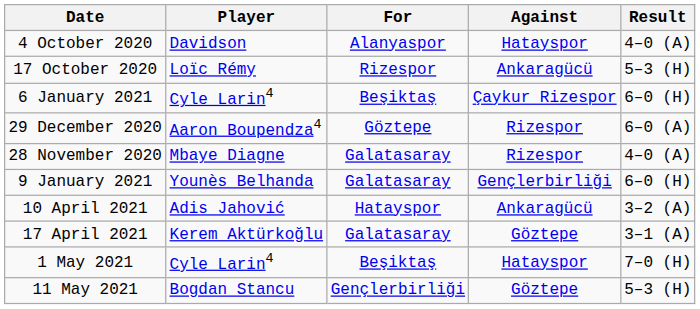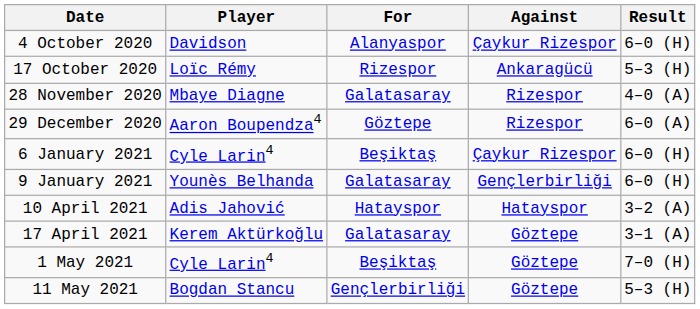(545, 44) Hatayspor -> (545, 44) Çaykur Rizespor
(658, 44) 4–0 (A) -> (658, 44) 6–0 (H)
rows swapped: (85, 156) <-> (85, 98)
(545, 208) Ankaragücü -> (545, 208) Hatayspor
(545, 262) Hatayspor -> (545, 262) Göztepe
